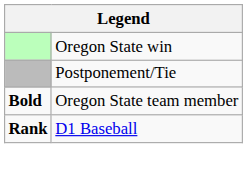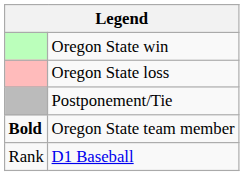+ row: (110, 73)
(28, 128) bold -> (26, 156) normal
